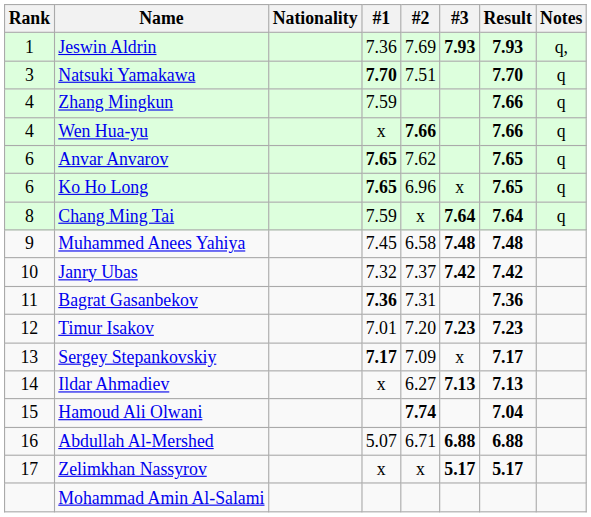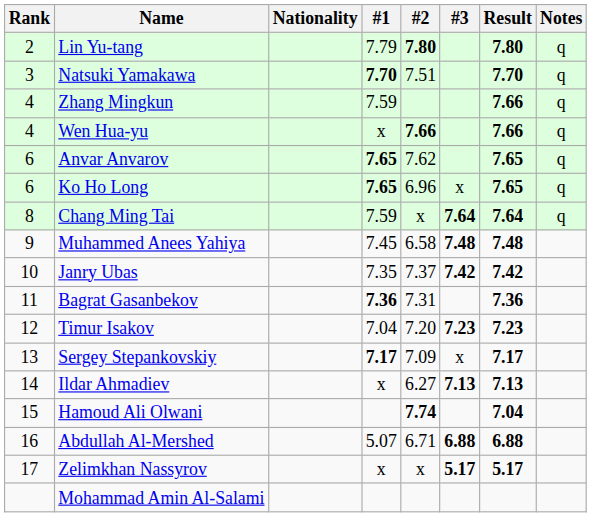- row: (107, 46)
+ row: (101, 46)
(381, 272) 7.32 -> (381, 272) 7.35
(381, 328) 7.01 -> (381, 328) 7.04
